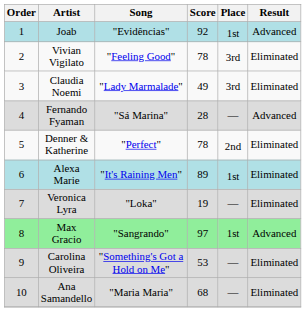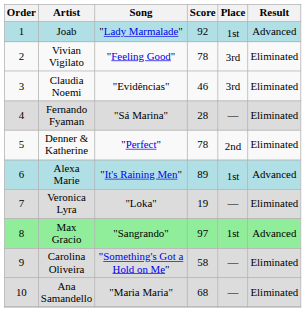(141, 31) "Evidências" -> (141, 31) "Lady Marmalade"
(141, 86) "Lady Marmalade" -> (141, 86) "Evidências"
(203, 86) 49 -> (203, 86) 46
(274, 115) Advanced -> (274, 115) Eliminated
(274, 174) Eliminated -> (274, 174) Advanced
(203, 263) 53 -> (203, 263) 58
